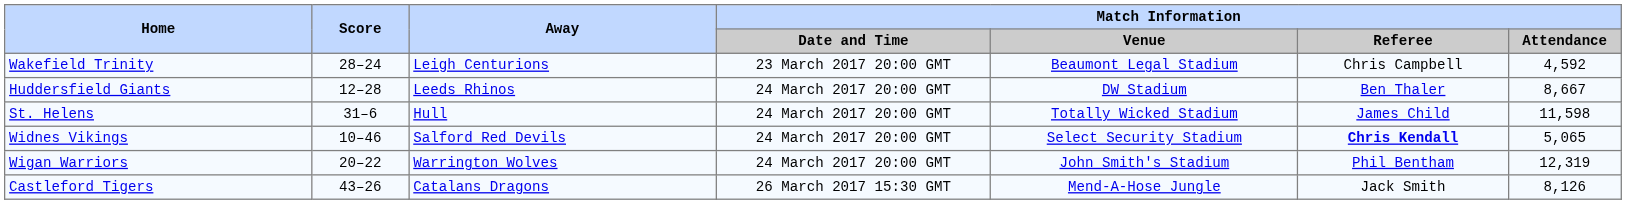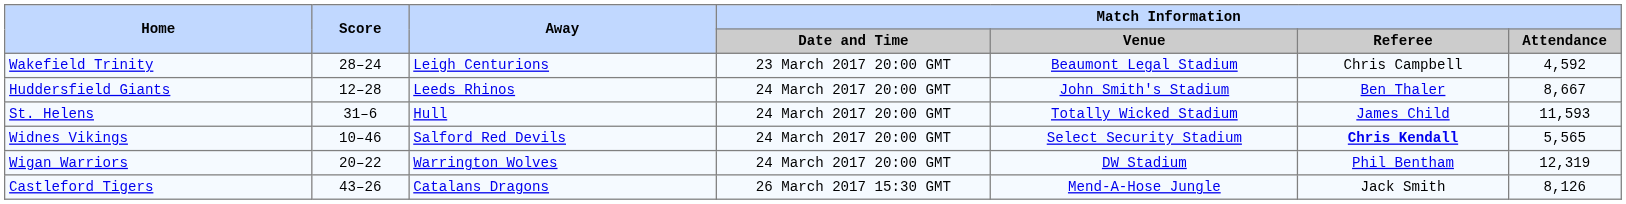(1144, 90) DW Stadium -> (1144, 90) John Smith's Stadium
(1565, 114) 11,598 -> (1565, 114) 11,593
(1565, 138) 5,065 -> (1565, 138) 5,565
(1144, 163) John Smith's Stadium -> (1144, 163) DW Stadium
